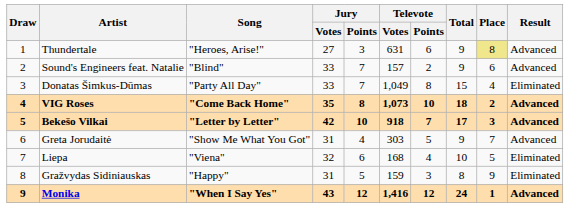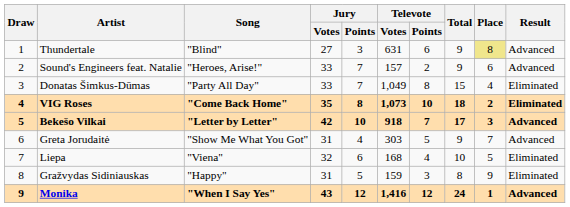(226, 49) "Heroes, Arise!" -> (204, 49) "Blind"
(206, 67) "Blind" -> (225, 67) "Heroes, Arise!"
(535, 103) Advanced -> (535, 103) Eliminated
